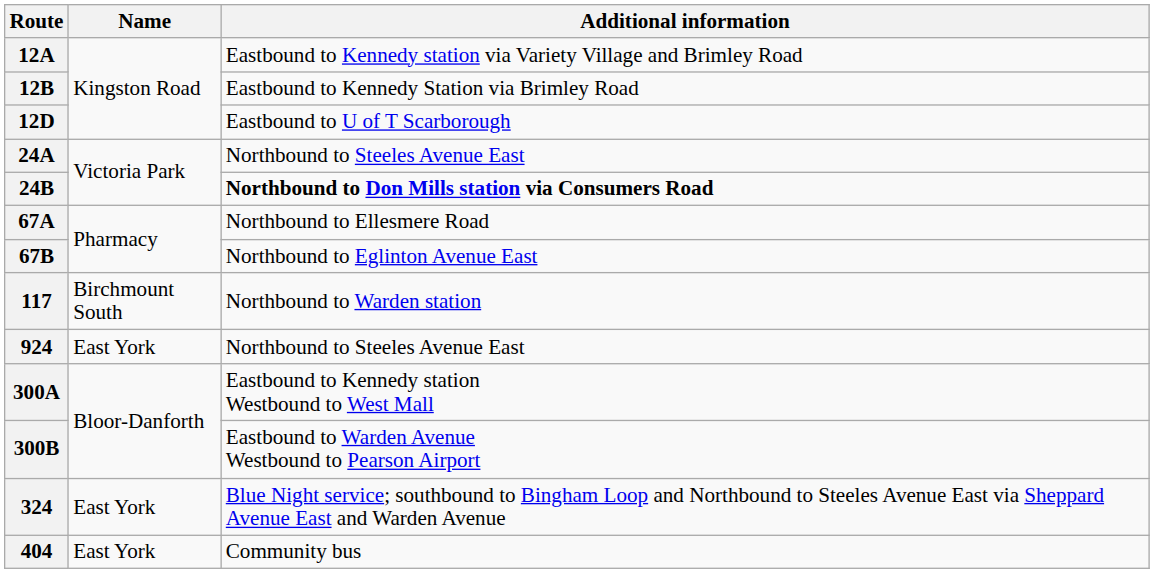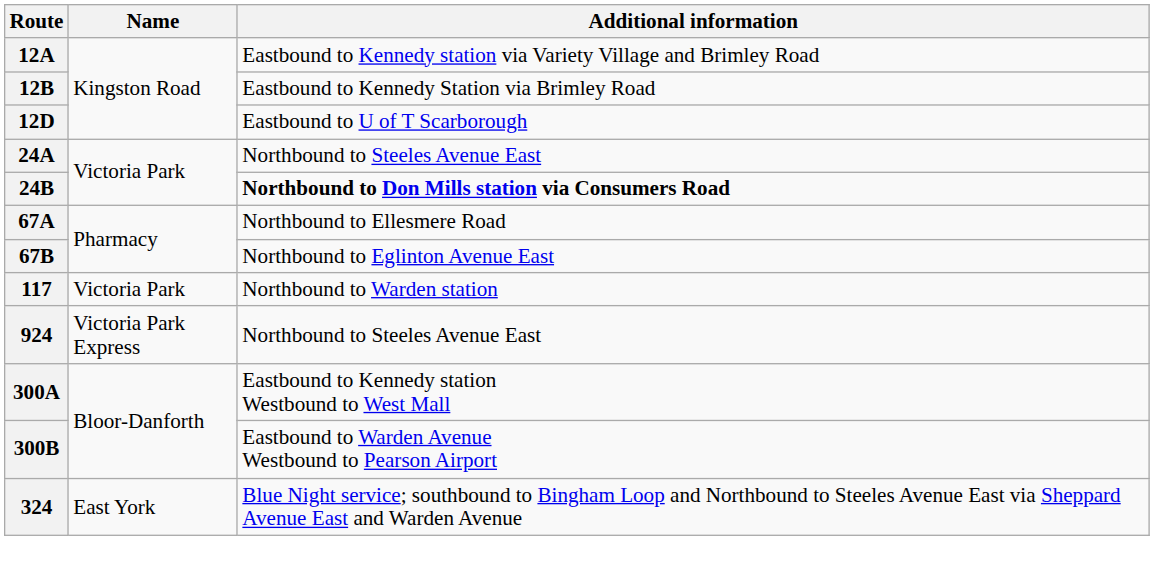(124, 301) Birchmount South -> (129, 289) Victoria Park
(114, 346) East York -> (129, 334) Victoria Park Express
- row: (37, 551)
